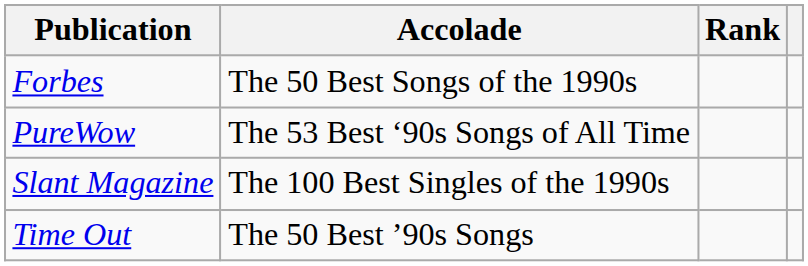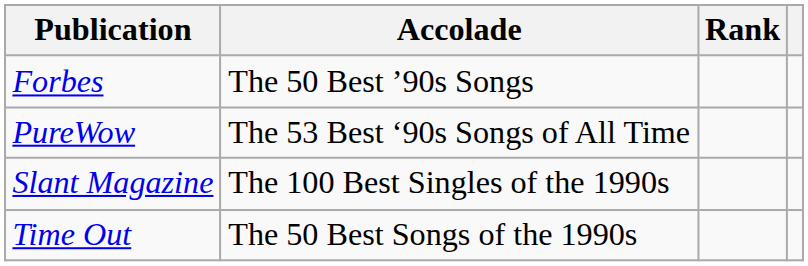(433, 81) The 50 Best Songs of the 1990s -> (381, 81) The 50 Best ’90s Songs
(381, 234) The 50 Best ’90s Songs -> (433, 234) The 50 Best Songs of the 1990s
